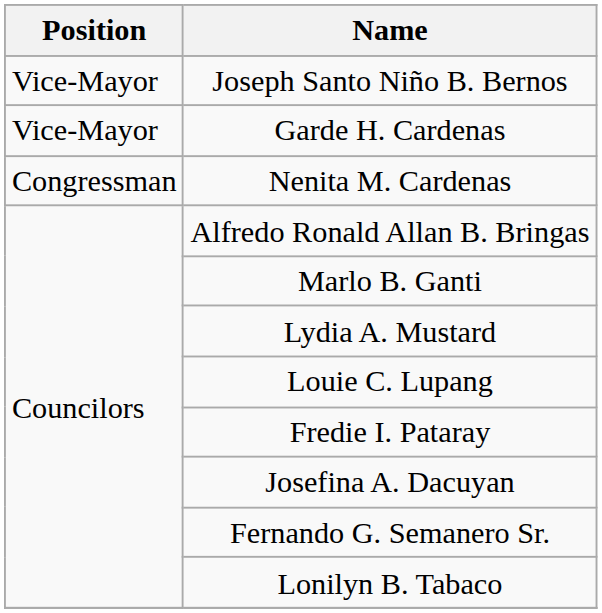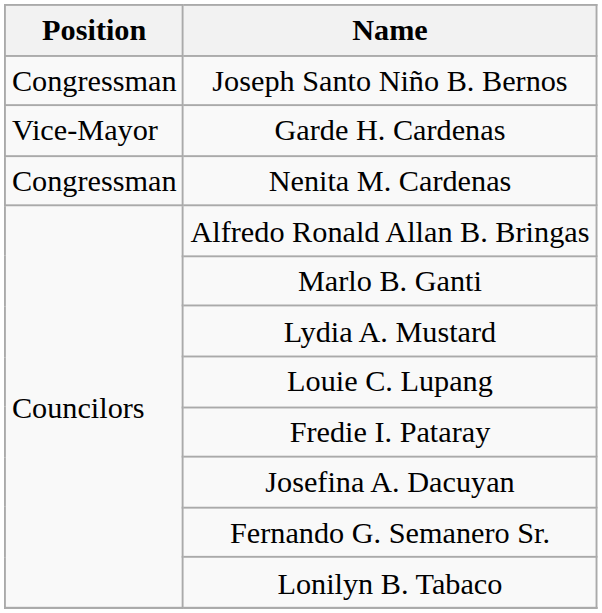(85, 80) Vice-Mayor -> (94, 80) Congressman
